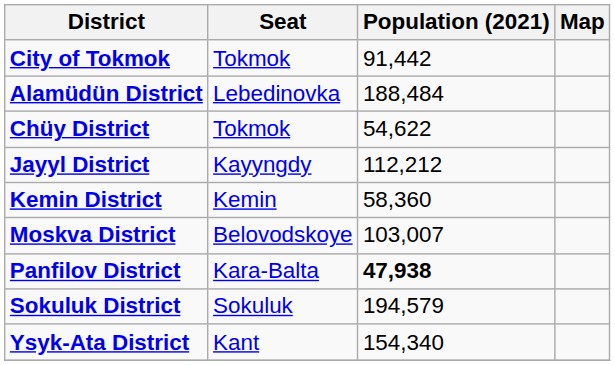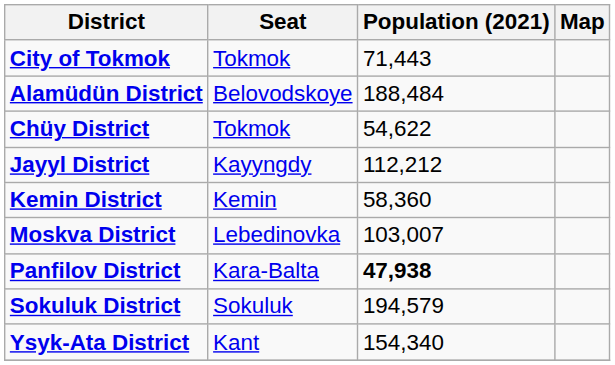(397, 57) 91,442 -> (397, 57) 71,443
(277, 93) Lebedinovka -> (283, 93) Belovodskoye
(283, 235) Belovodskoye -> (277, 235) Lebedinovka
